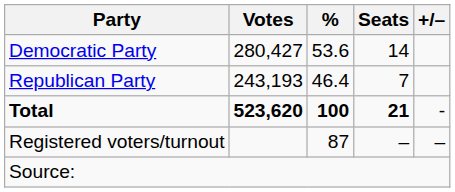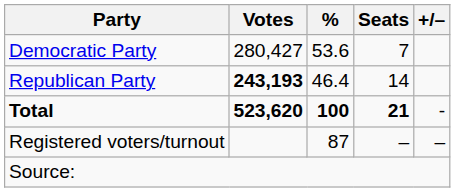(399, 50) 14 -> (404, 50) 7
(268, 80) normal -> (268, 80) bold
(404, 80) 7 -> (399, 80) 14
